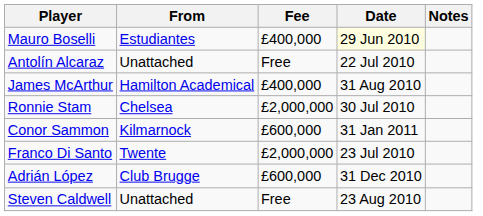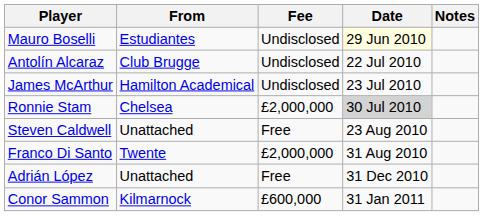(291, 39) £400,000 -> (300, 39) Undisclosed
(156, 62) Unattached -> (160, 62) Club Brugge
(276, 62) Free -> (300, 62) Undisclosed
(291, 85) £400,000 -> (300, 85) Undisclosed
(380, 85) 31 Aug 2010 -> (384, 85) 23 Jul 2010
(377, 108) no background -> (384, 108) lightgrey background
rows swapped: (60, 199) <-> (58, 130)
(377, 153) 23 Jul 2010 -> (387, 153) 31 Aug 2010
(160, 176) Club Brugge -> (156, 176) Unattached
(291, 176) £600,000 -> (276, 176) Free
